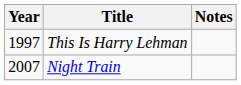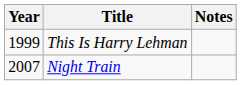(24, 42) 1997 -> (24, 42) 1999
